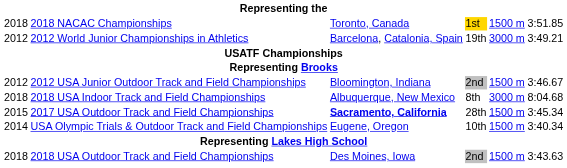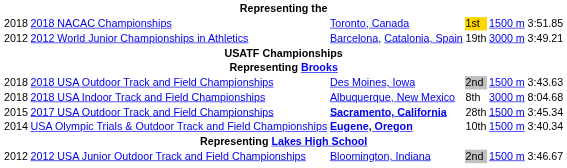rows swapped: (152, 156) <-> (168, 82)
(369, 127) normal -> (371, 127) bold
